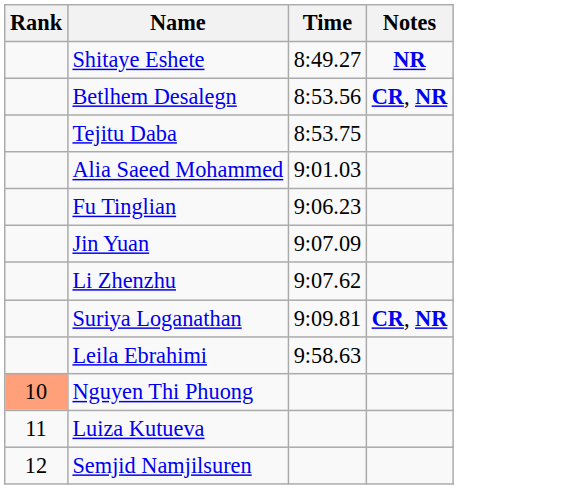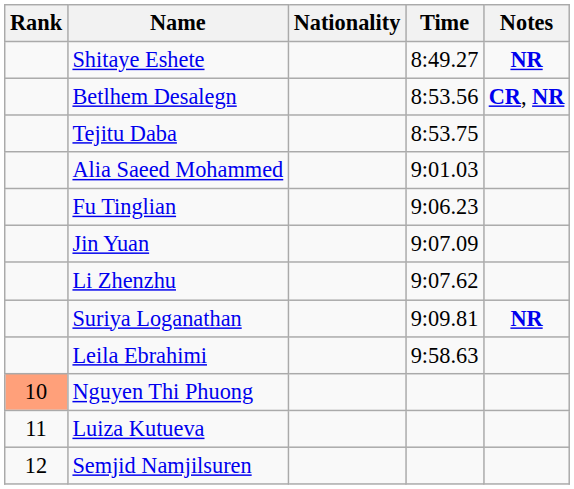+ column: (347, 23)
(409, 317) CR, NR -> (527, 317) NR
